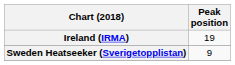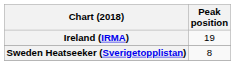(209, 53) 9 -> (209, 53) 8
